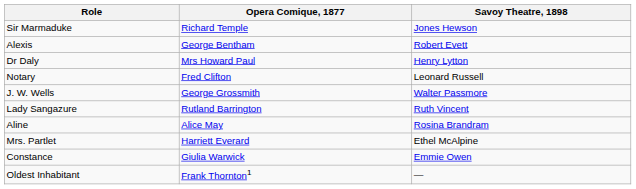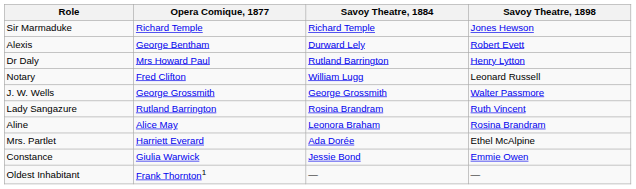+ column: (387, 12)
